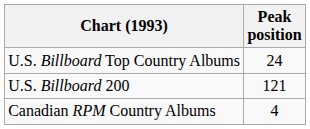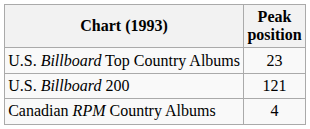(274, 60) 24 -> (274, 60) 23
